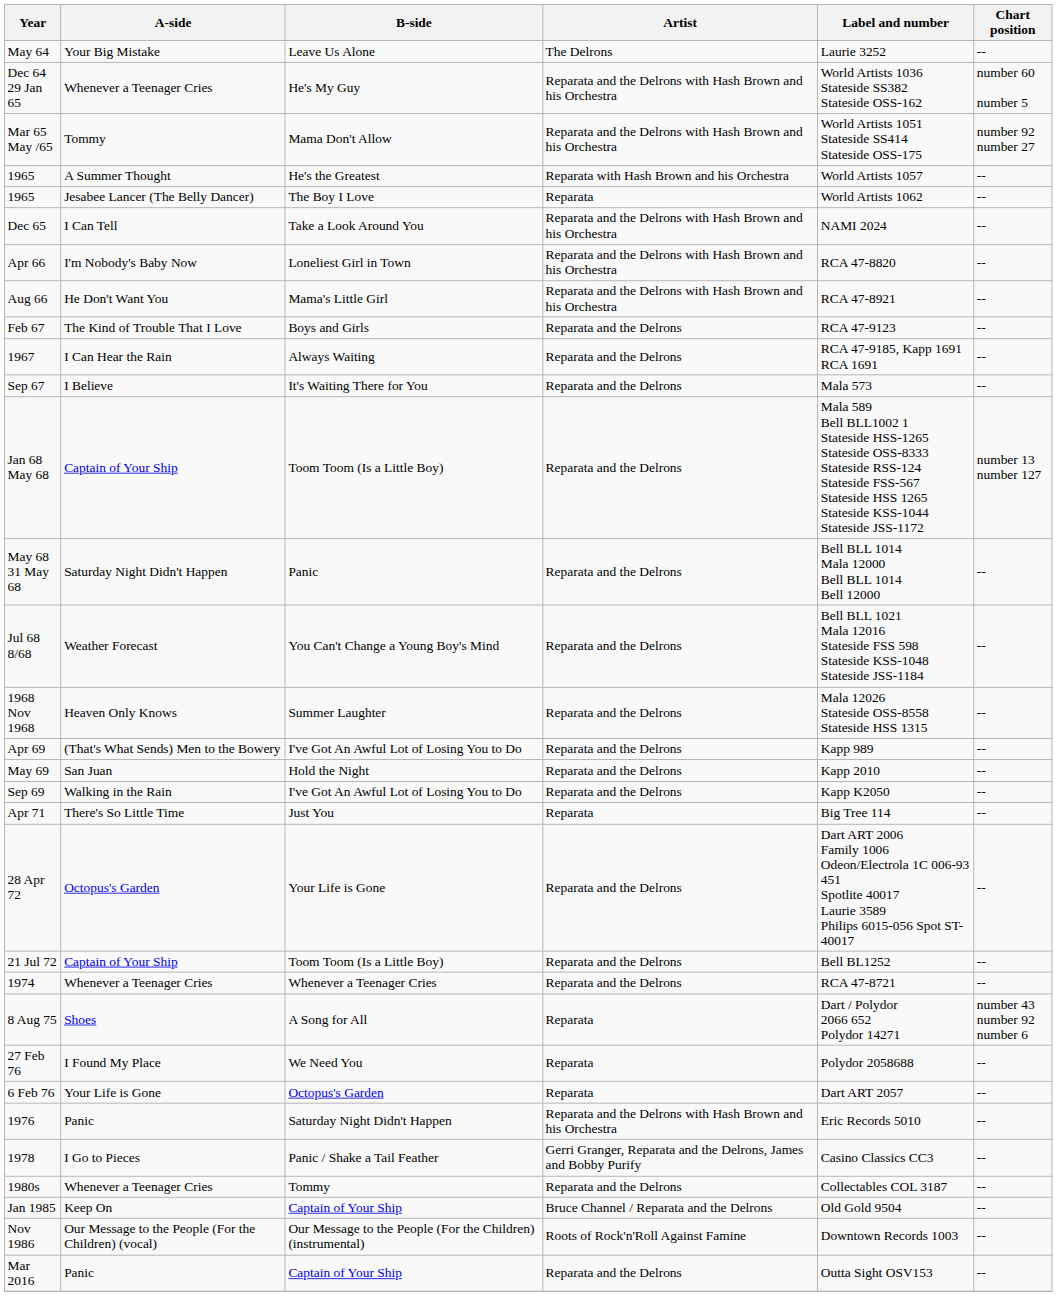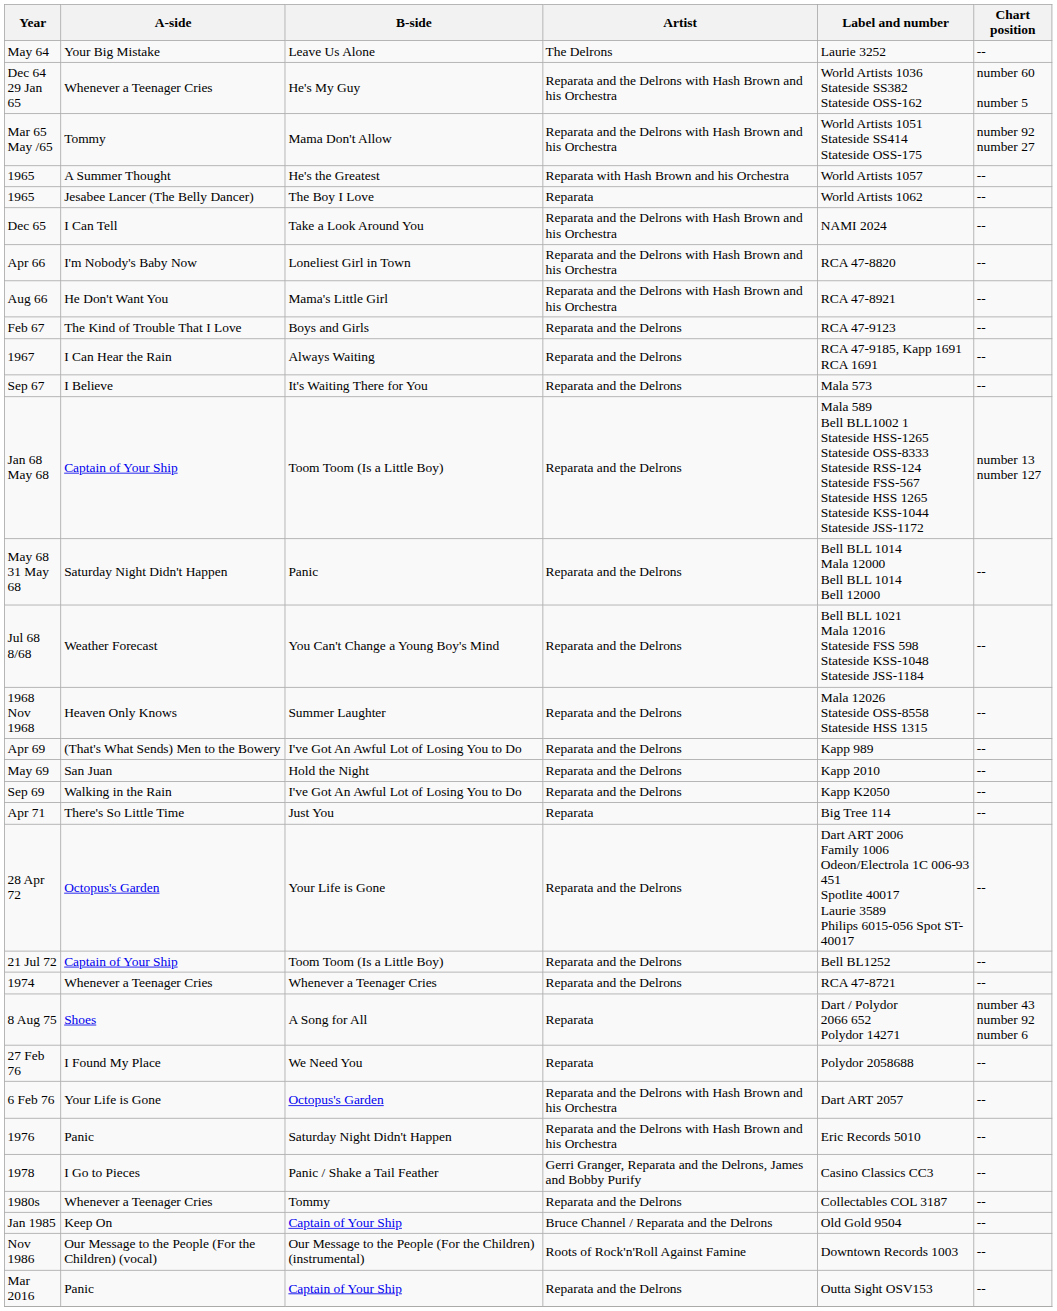(569, 1092) Reparata -> (674, 1099) Reparata and the Delrons with Hash Brown and his Orchestra
